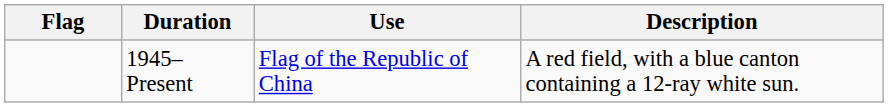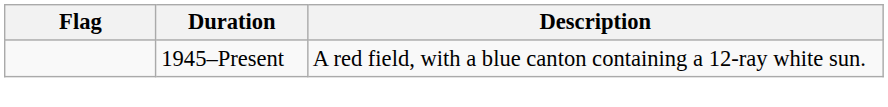- column: (387, 22)
